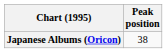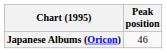(143, 39) 38 -> (143, 39) 46
